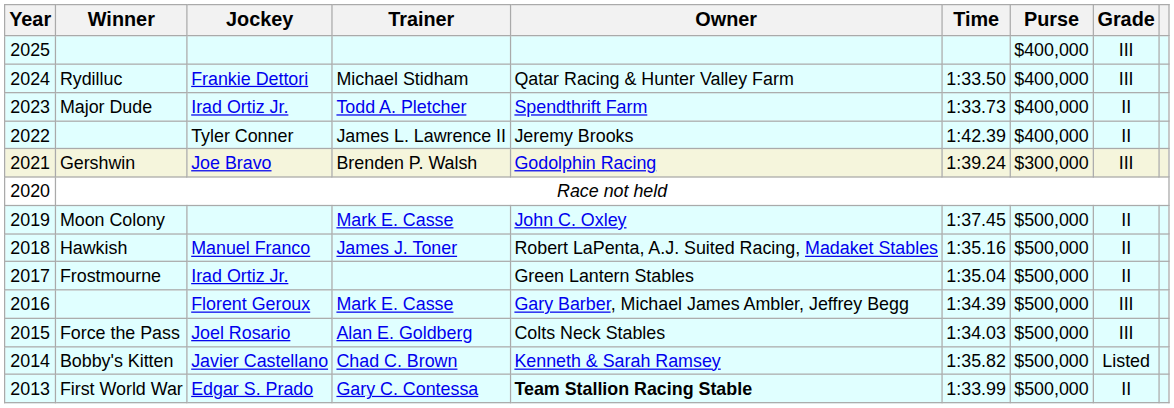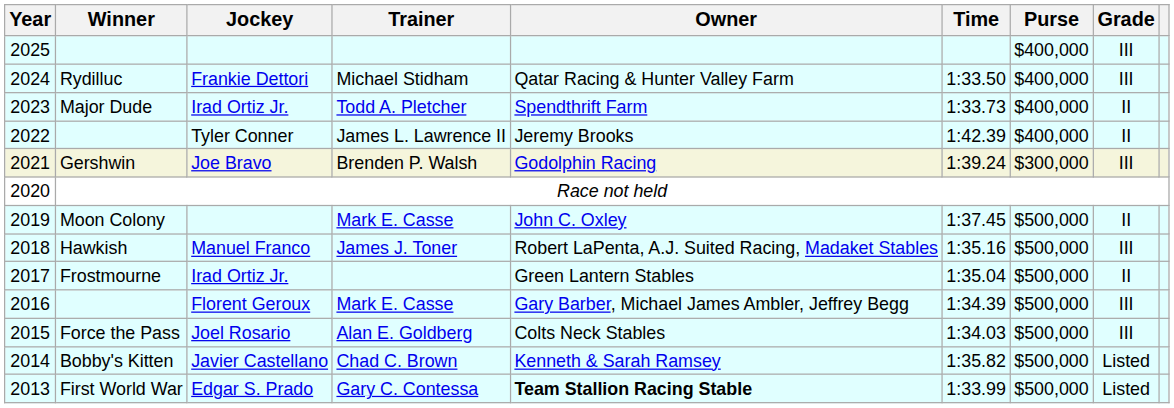(1126, 248) II -> (1126, 248) III
(1126, 389) II -> (1126, 389) Listed
